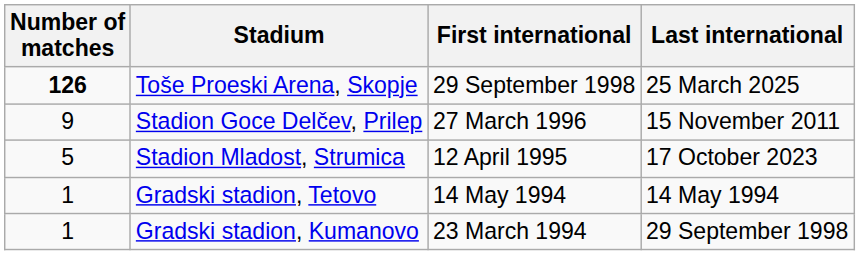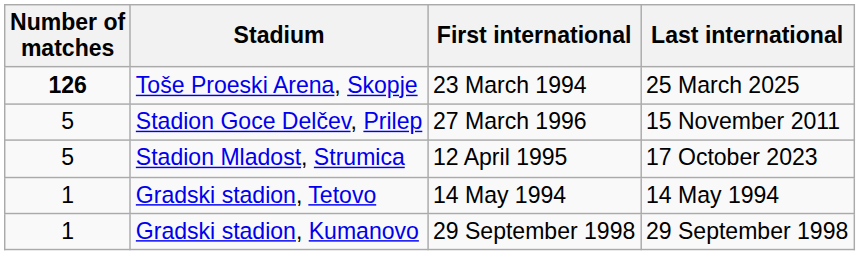(534, 85) 29 September 1998 -> (510, 85) 23 March 1994
(68, 121) 9 -> (68, 121) 5
(510, 231) 23 March 1994 -> (534, 231) 29 September 1998
